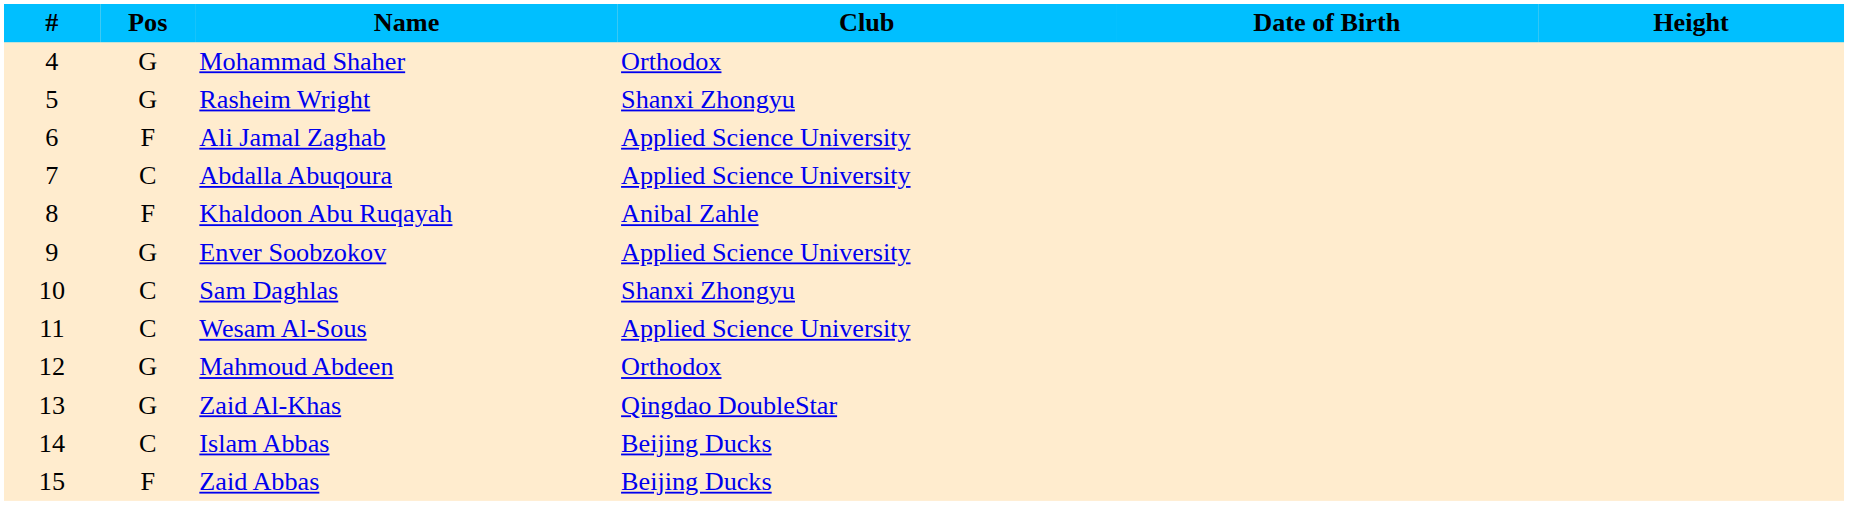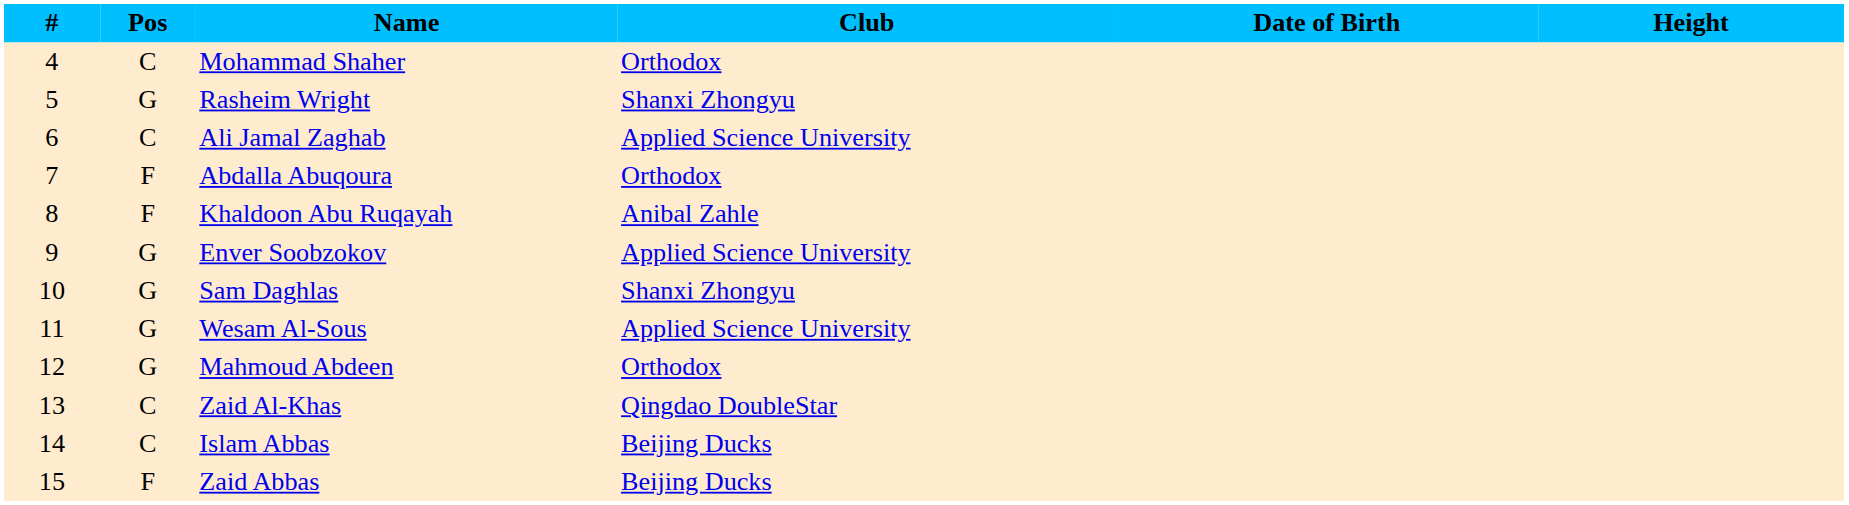(148, 60) G -> (148, 60) C
(148, 137) F -> (148, 137) C
(148, 175) C -> (148, 175) F
(766, 175) Applied Science University -> (671, 175) Orthodox
(148, 290) C -> (148, 290) G
(148, 328) C -> (148, 328) G
(148, 404) G -> (148, 404) C
